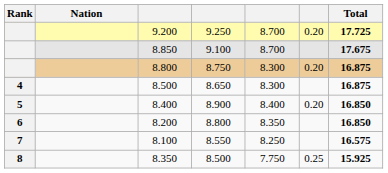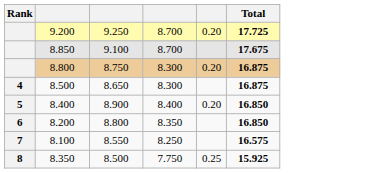- column: (87, 13)
